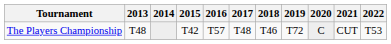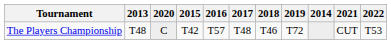columns swapped: (164, 13) <-> (321, 13)
